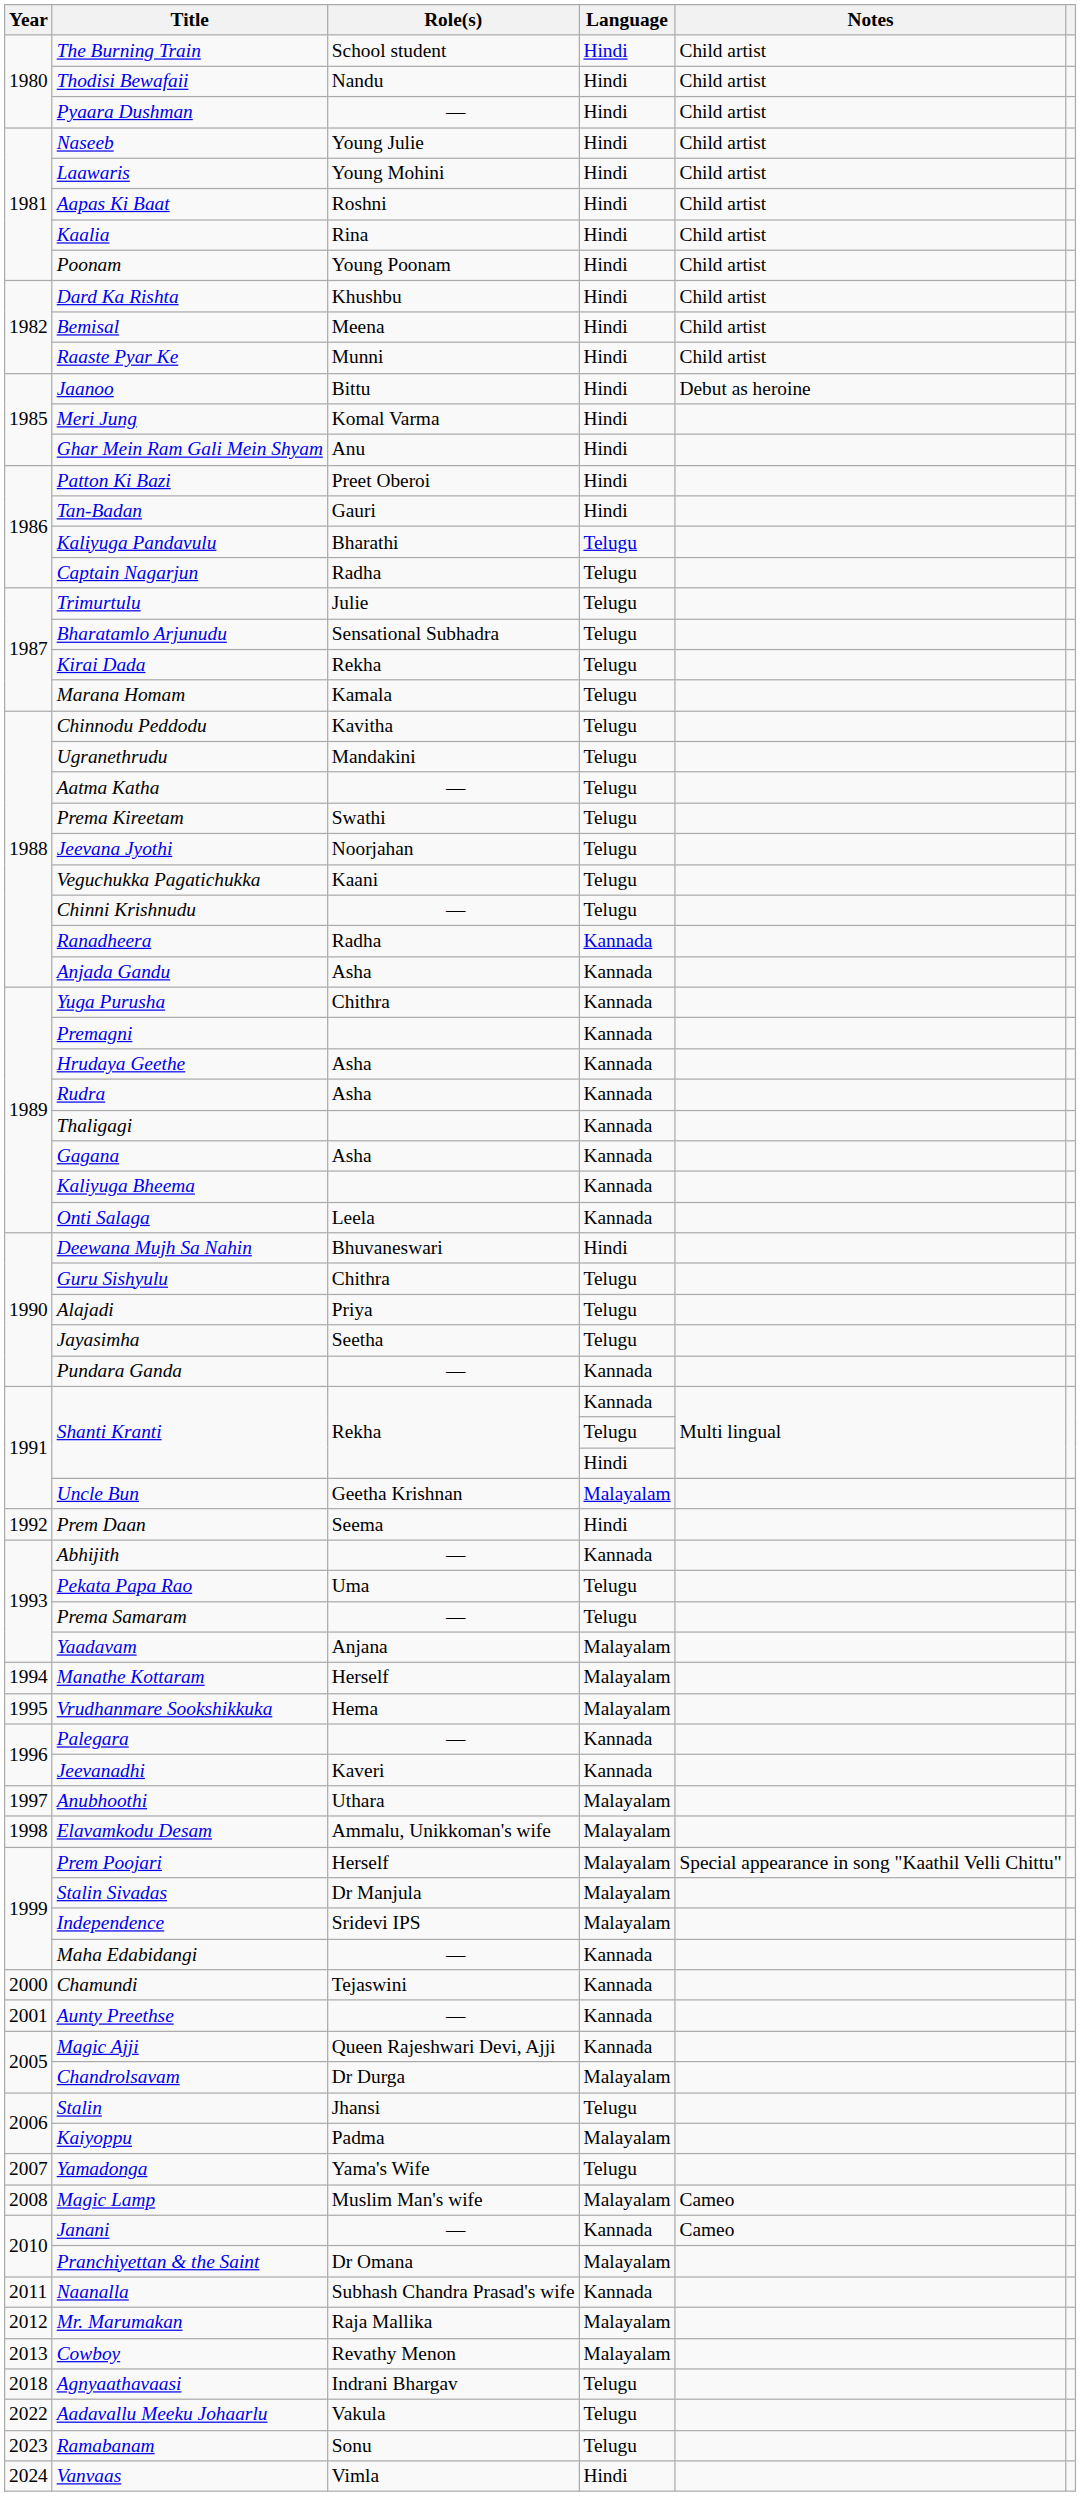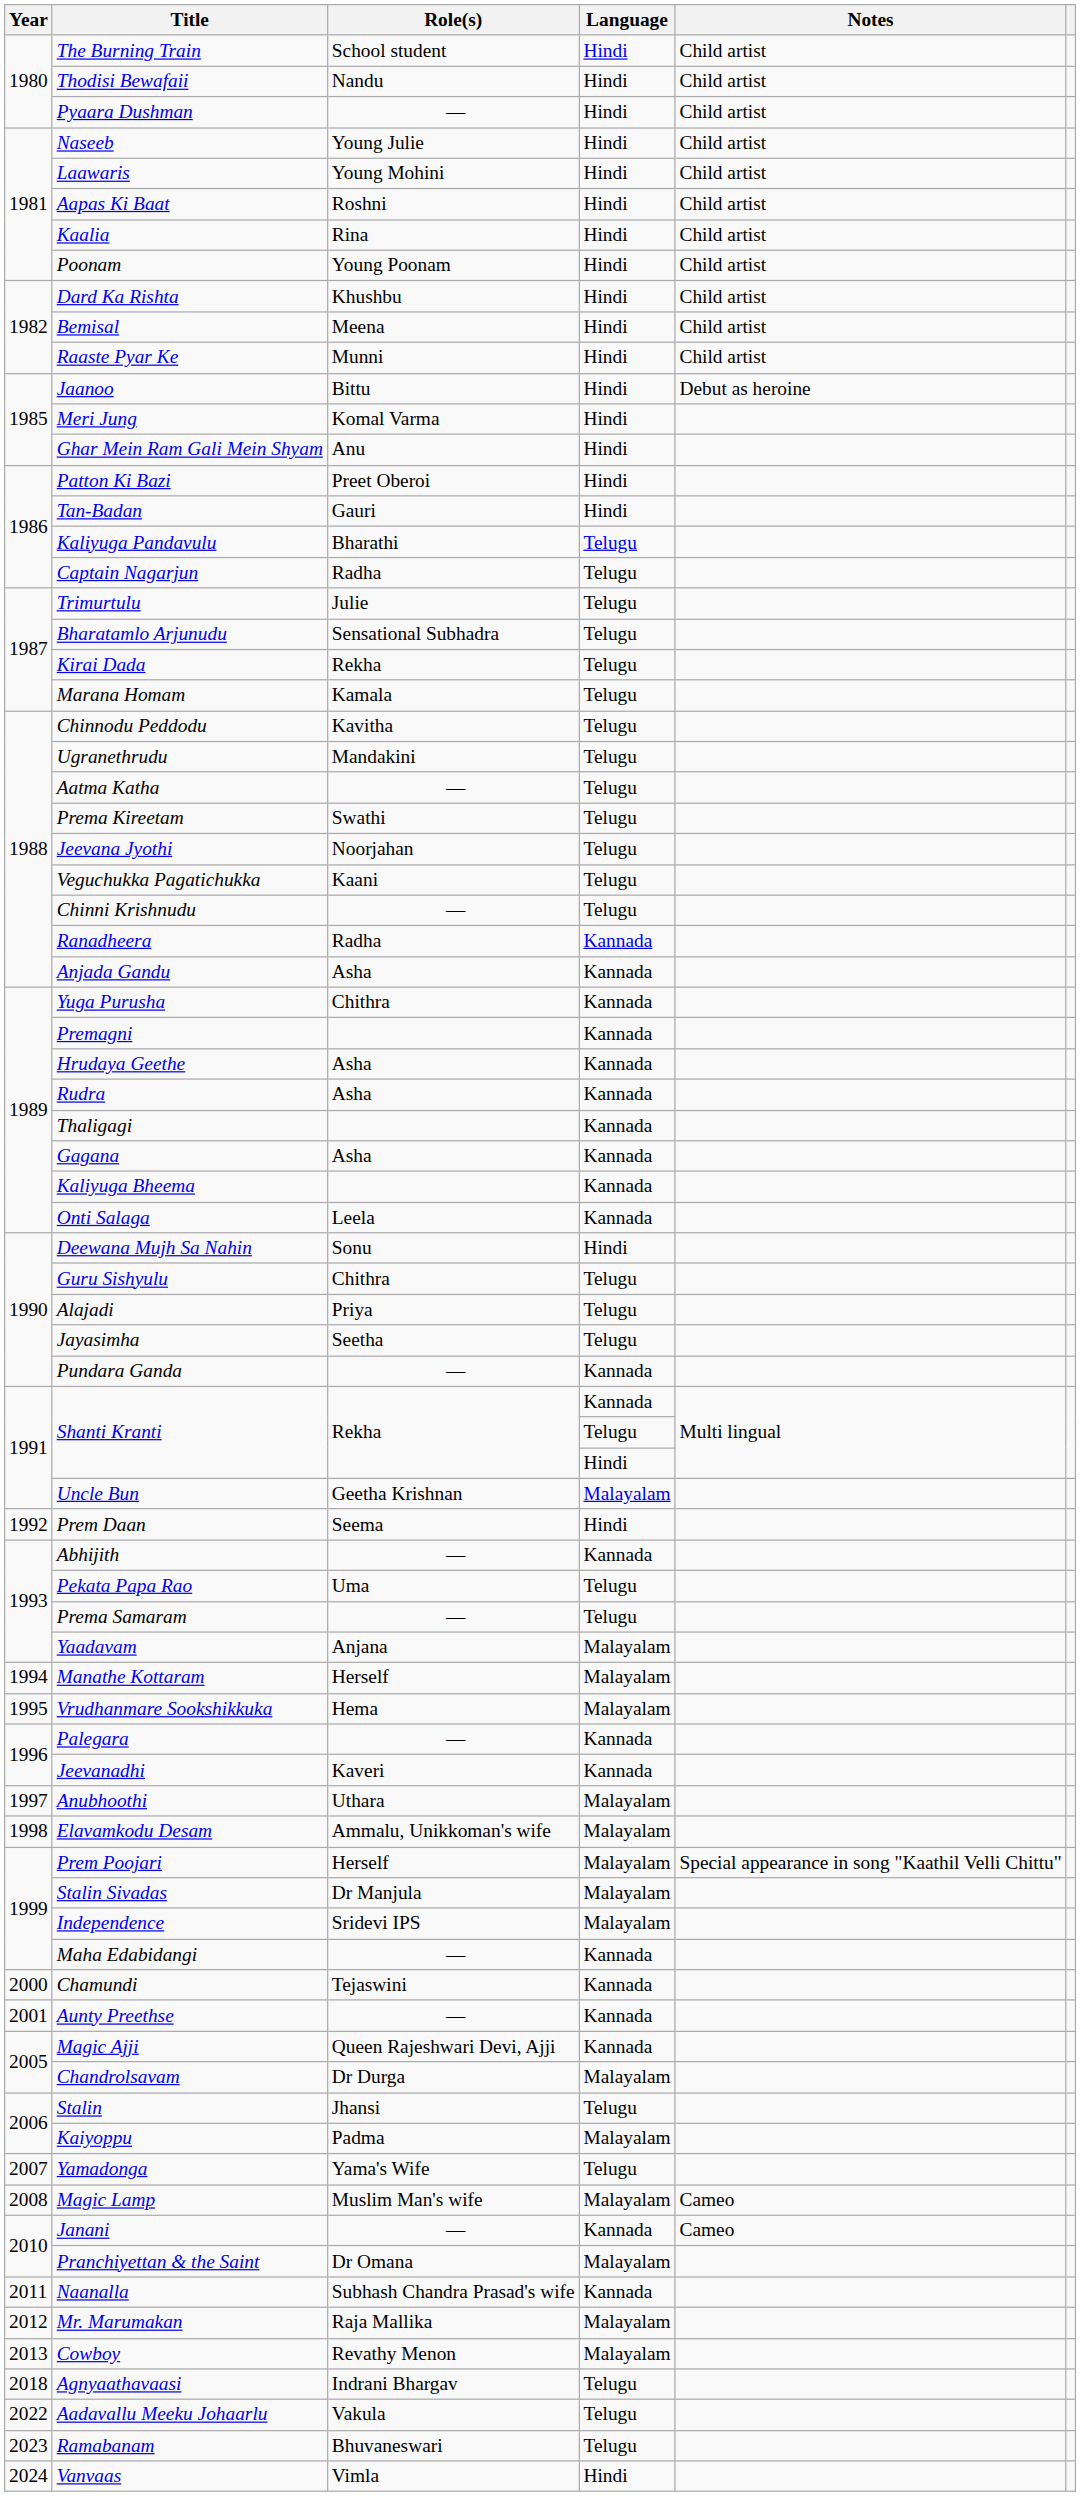(387, 1248) Bhuvaneswari -> (352, 1248) Sonu
(352, 2445) Sonu -> (387, 2445) Bhuvaneswari
